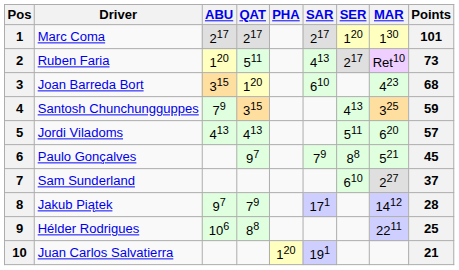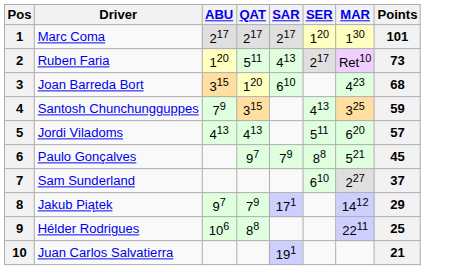- column: (286, 14)
(431, 204) 28 -> (397, 204) 29
